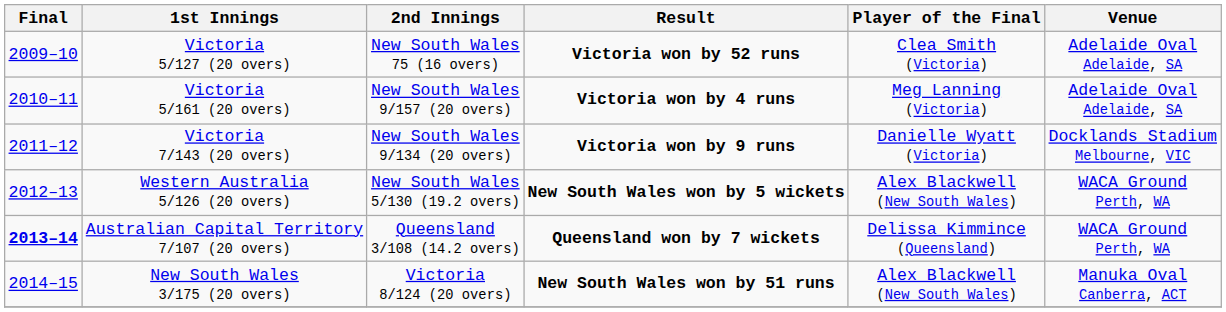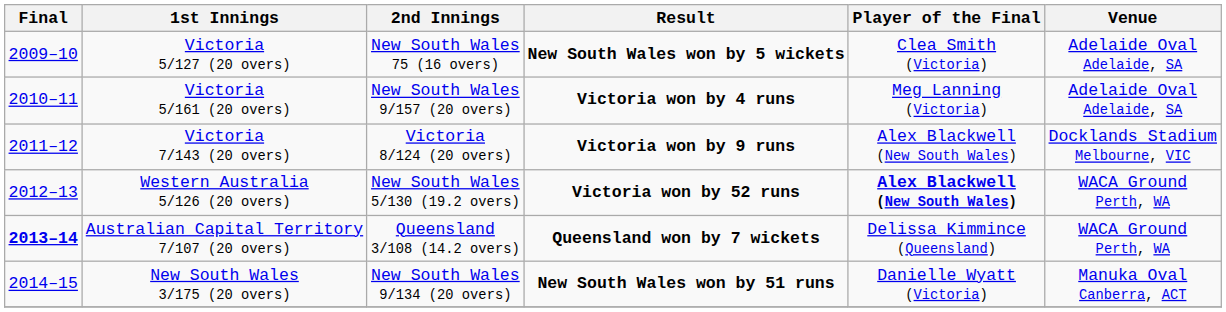(686, 55) Victoria won by 52 runs -> (686, 55) New South Wales won by 5 wickets
(445, 146) New South Wales 9/134 (20 overs) -> (445, 146) Victoria 8/124 (20 overs)
(947, 146) Danielle Wyatt (Victoria) -> (947, 146) Alex Blackwell (New South Wales)
(686, 192) New South Wales won by 5 wickets -> (686, 192) Victoria won by 52 runs
(947, 192) normal -> (947, 192) bold
(445, 284) Victoria 8/124 (20 overs) -> (445, 284) New South Wales 9/134 (20 overs)
(947, 284) Alex Blackwell (New South Wales) -> (947, 284) Danielle Wyatt (Victoria)
